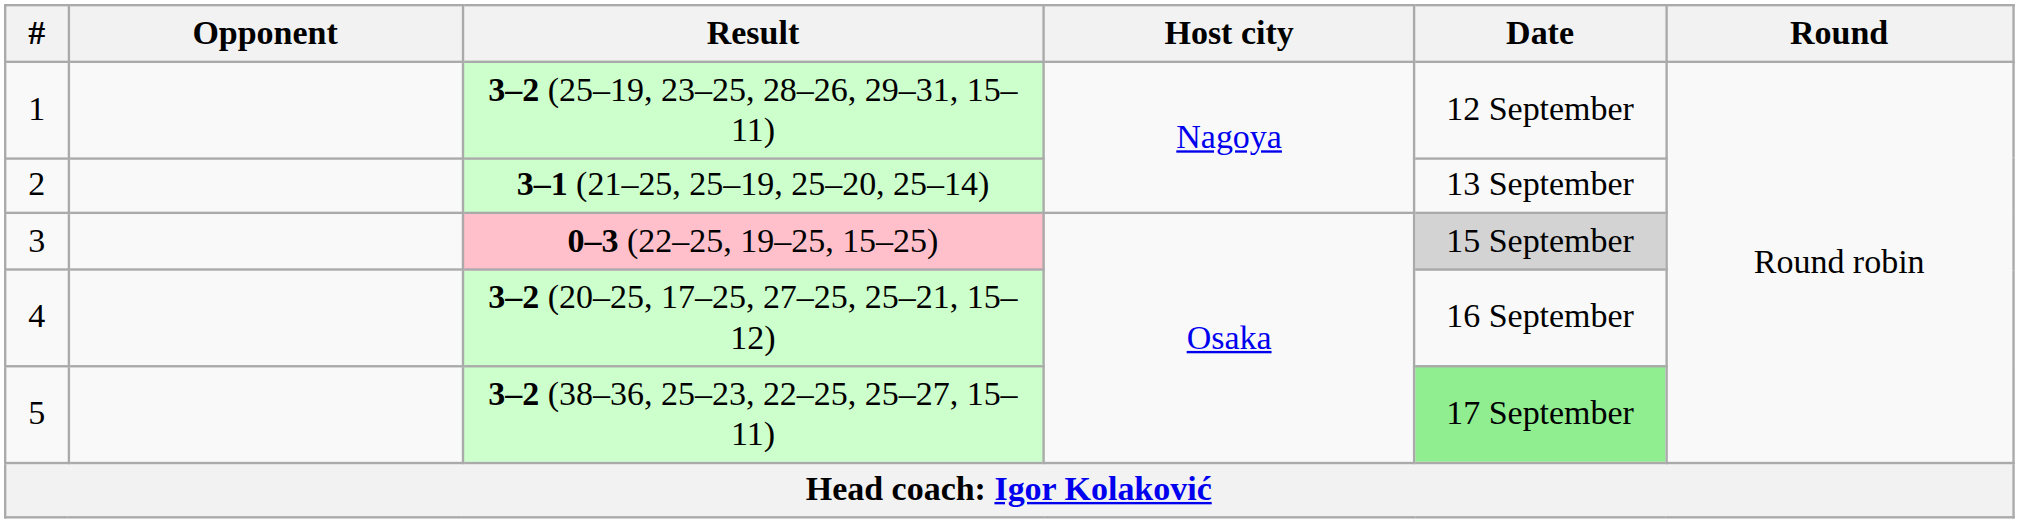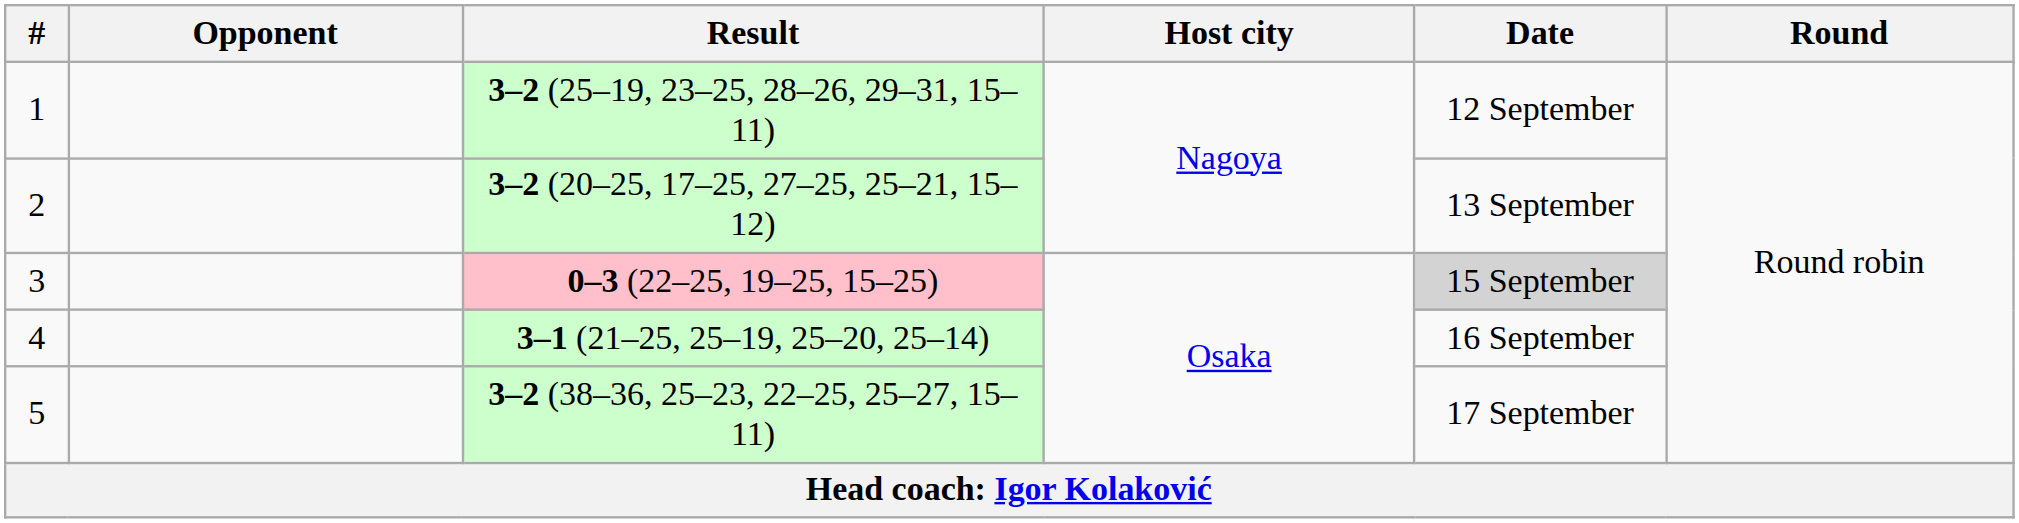(753, 185) 3–1 (21–25, 25–19, 25–20, 25–14) -> (753, 205) 3–2 (20–25, 17–25, 27–25, 25–21, 15–12)
(753, 317) 3–2 (20–25, 17–25, 27–25, 25–21, 15–12) -> (753, 337) 3–1 (21–25, 25–19, 25–20, 25–14)
(1540, 413) lightgreen background -> (1540, 413) no background
